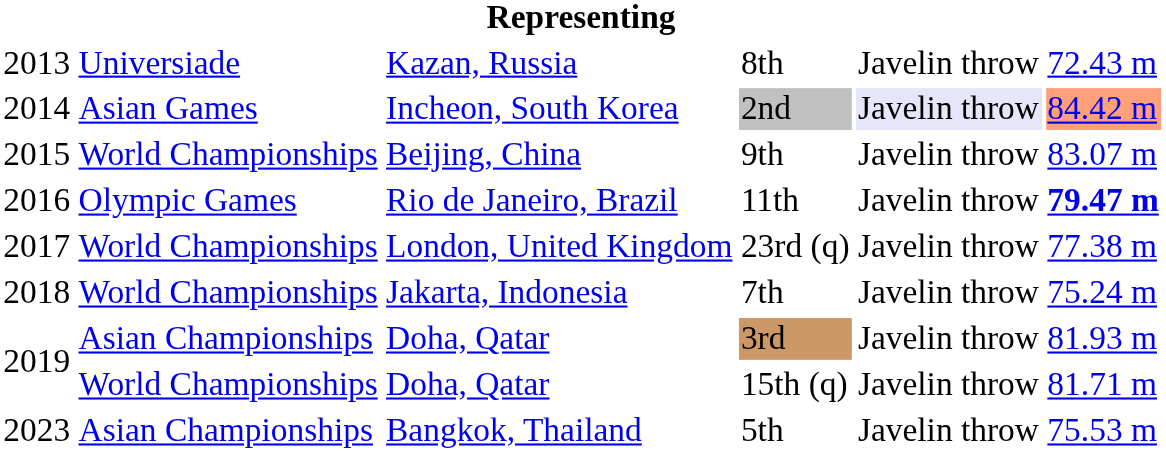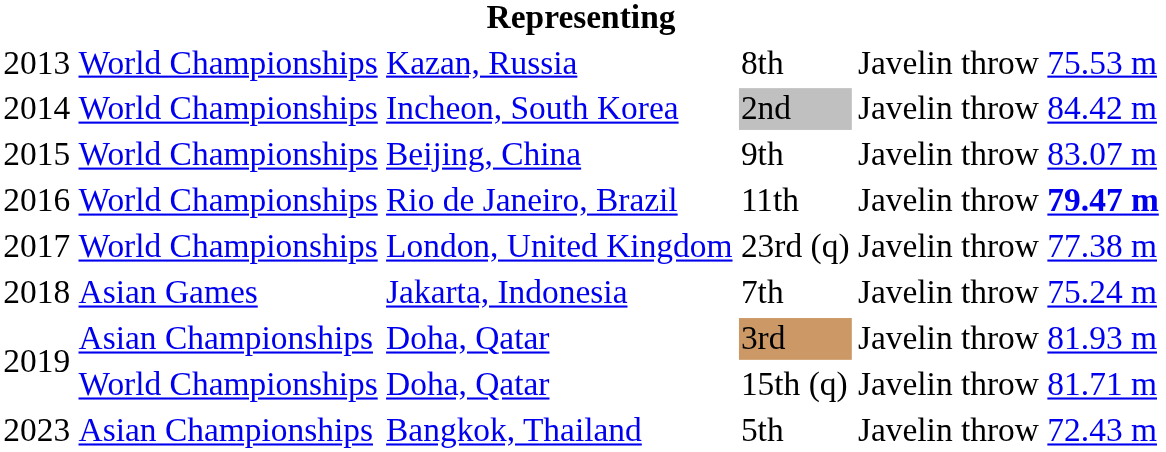(159, 62) Universiade -> (228, 62) World Championships
(1102, 62) 72.43 m -> (1102, 62) 75.53 m
(168, 108) Asian Games -> (228, 108) World Championships
(948, 108) lavender background -> (948, 108) no background
(1102, 108) lightsalmon background -> (1102, 108) no background
(188, 200) Olympic Games -> (228, 200) World Championships
(228, 292) World Championships -> (168, 292) Asian Games
(1102, 430) 75.53 m -> (1102, 430) 72.43 m
